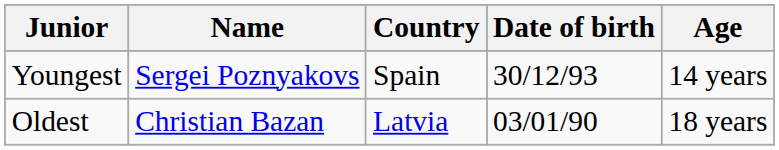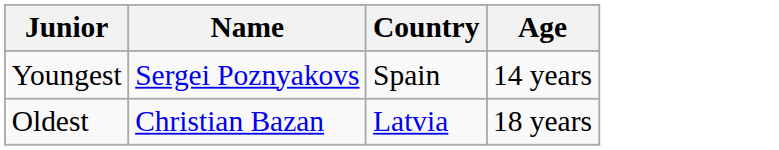- column: (574, 27)
